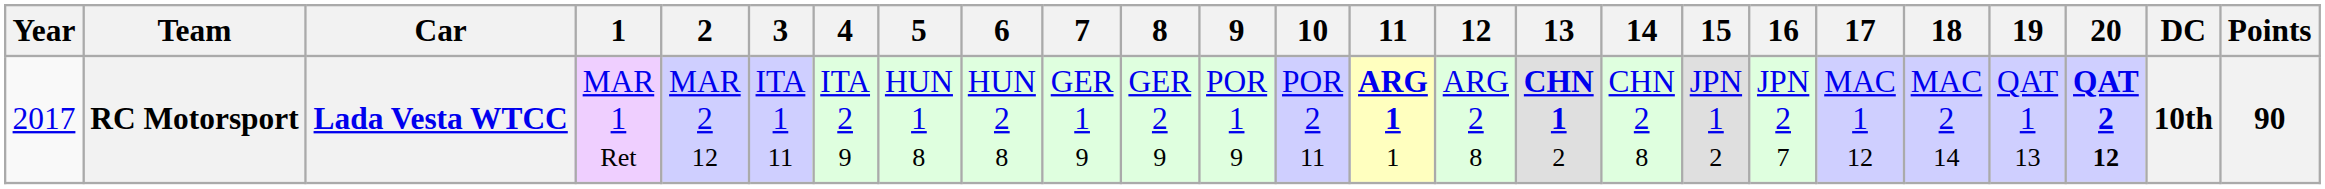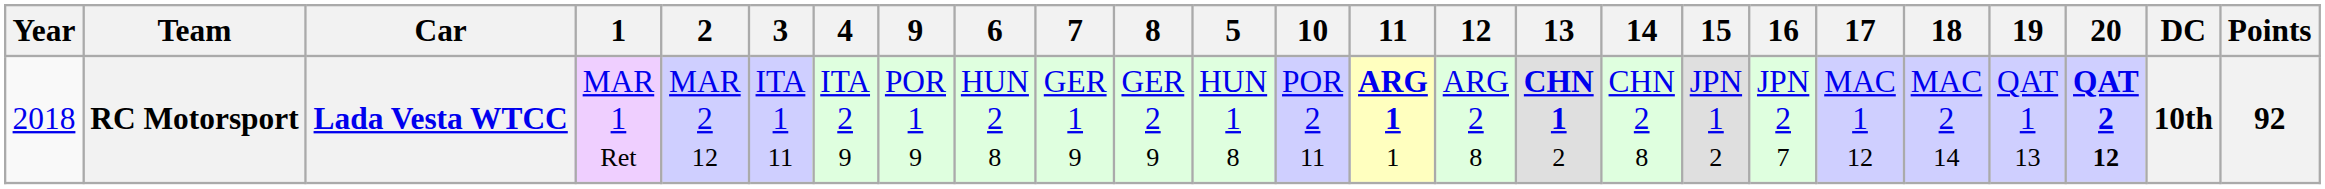columns swapped: (919, 30) <-> (1237, 30)
(44, 118) 2017 -> (44, 118) 2018
(2270, 118) 90 -> (2270, 118) 92
